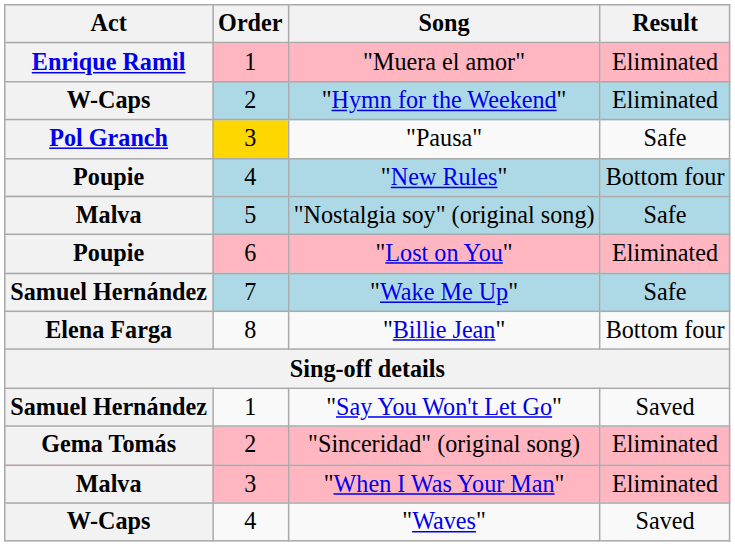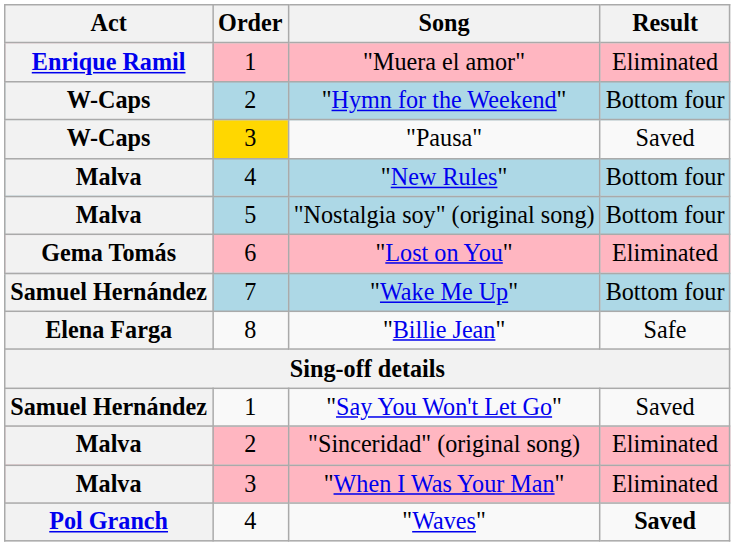(665, 100) Eliminated -> (665, 100) Bottom four
(109, 138) Pol Granch -> (109, 138) W-Caps
(665, 138) Safe -> (665, 138) Saved
(109, 176) Poupie -> (109, 176) Malva
(665, 215) Safe -> (665, 215) Bottom four
(109, 253) Poupie -> (109, 253) Gema Tomás
(665, 291) Safe -> (665, 291) Bottom four
(665, 330) Bottom four -> (665, 330) Safe
(109, 445) Gema Tomás -> (109, 445) Malva
(109, 521) W-Caps -> (109, 521) Pol Granch
(665, 521) normal -> (665, 521) bold
